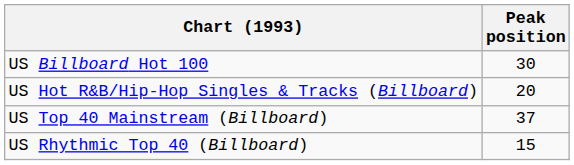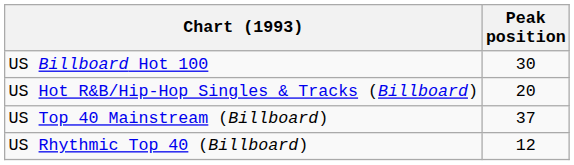(526, 146) 15 -> (526, 146) 12
